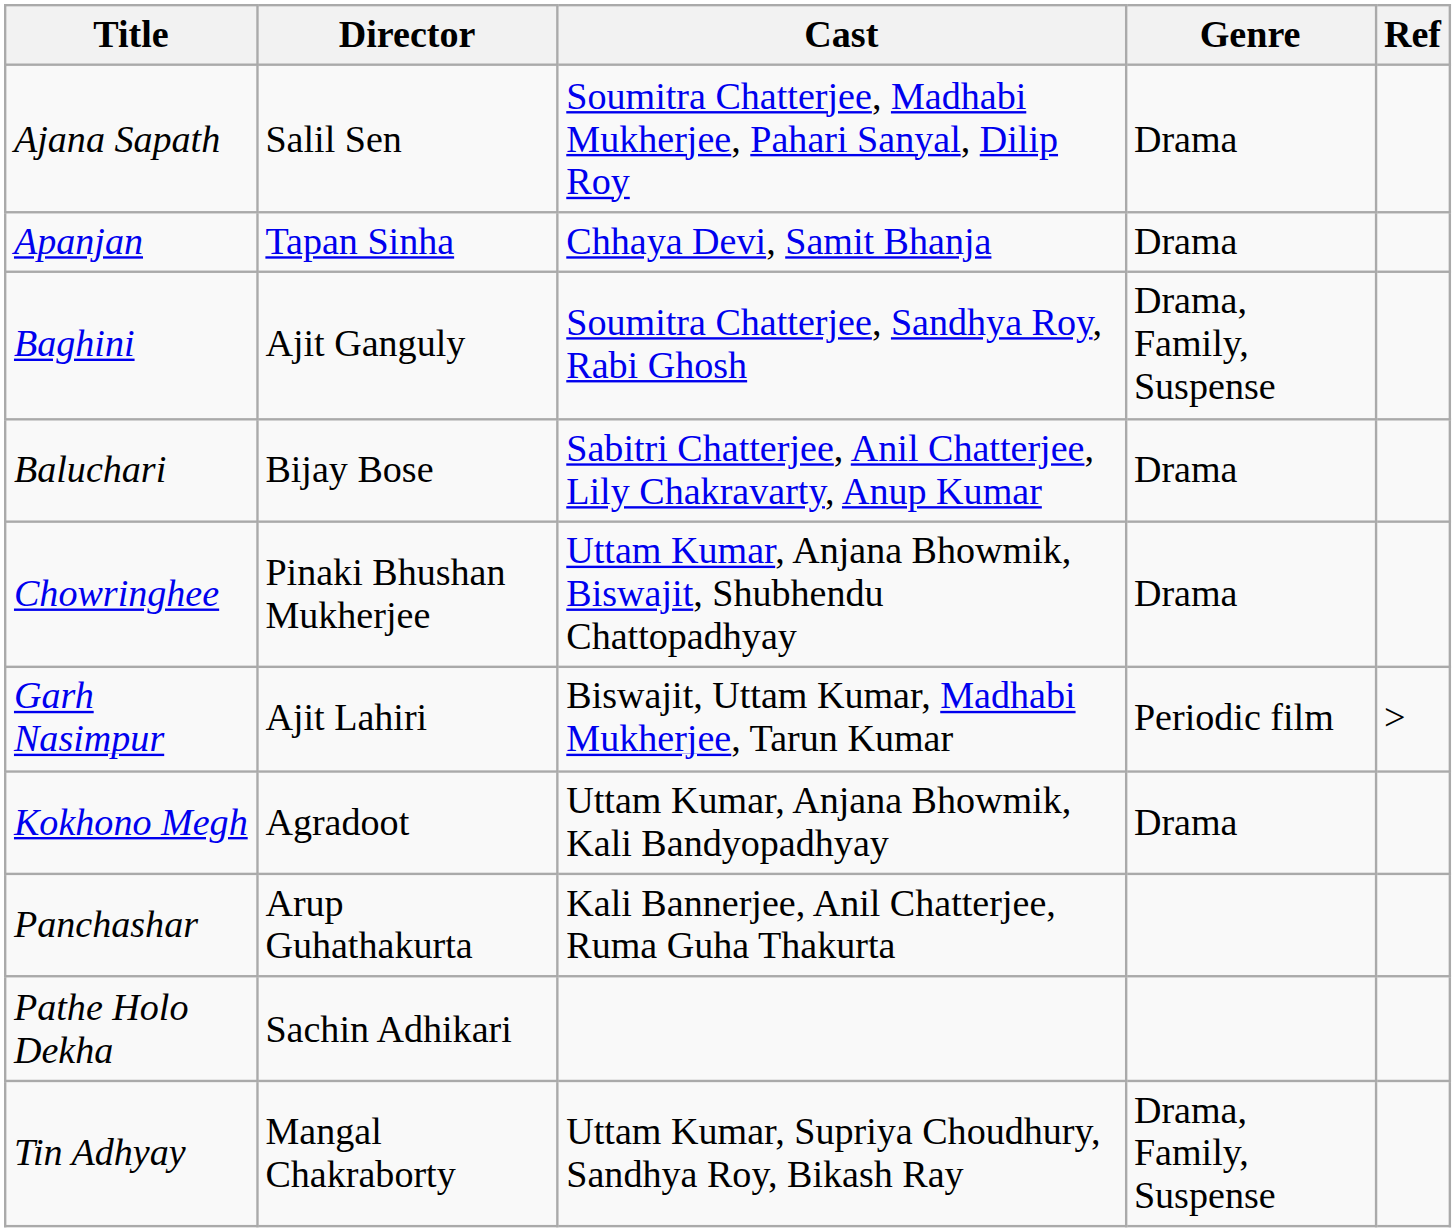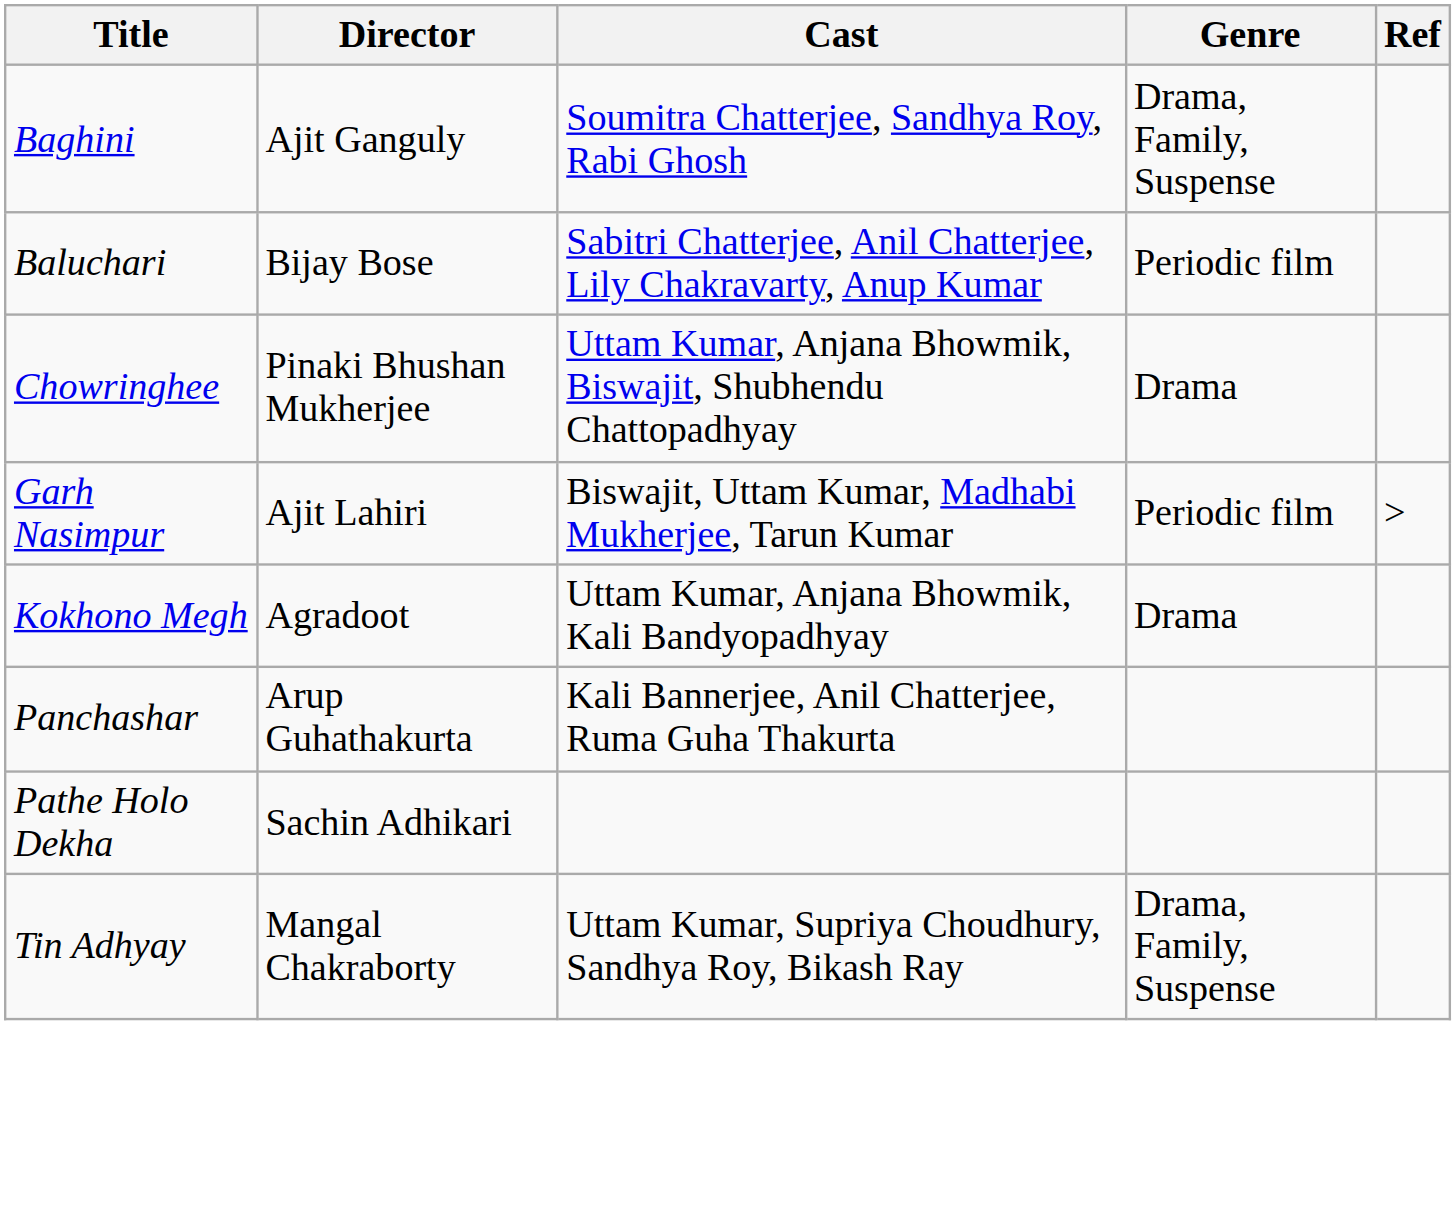- row: (117, 137)
- row: (78, 241)
(1186, 469) Drama -> (1234, 262) Periodic film
